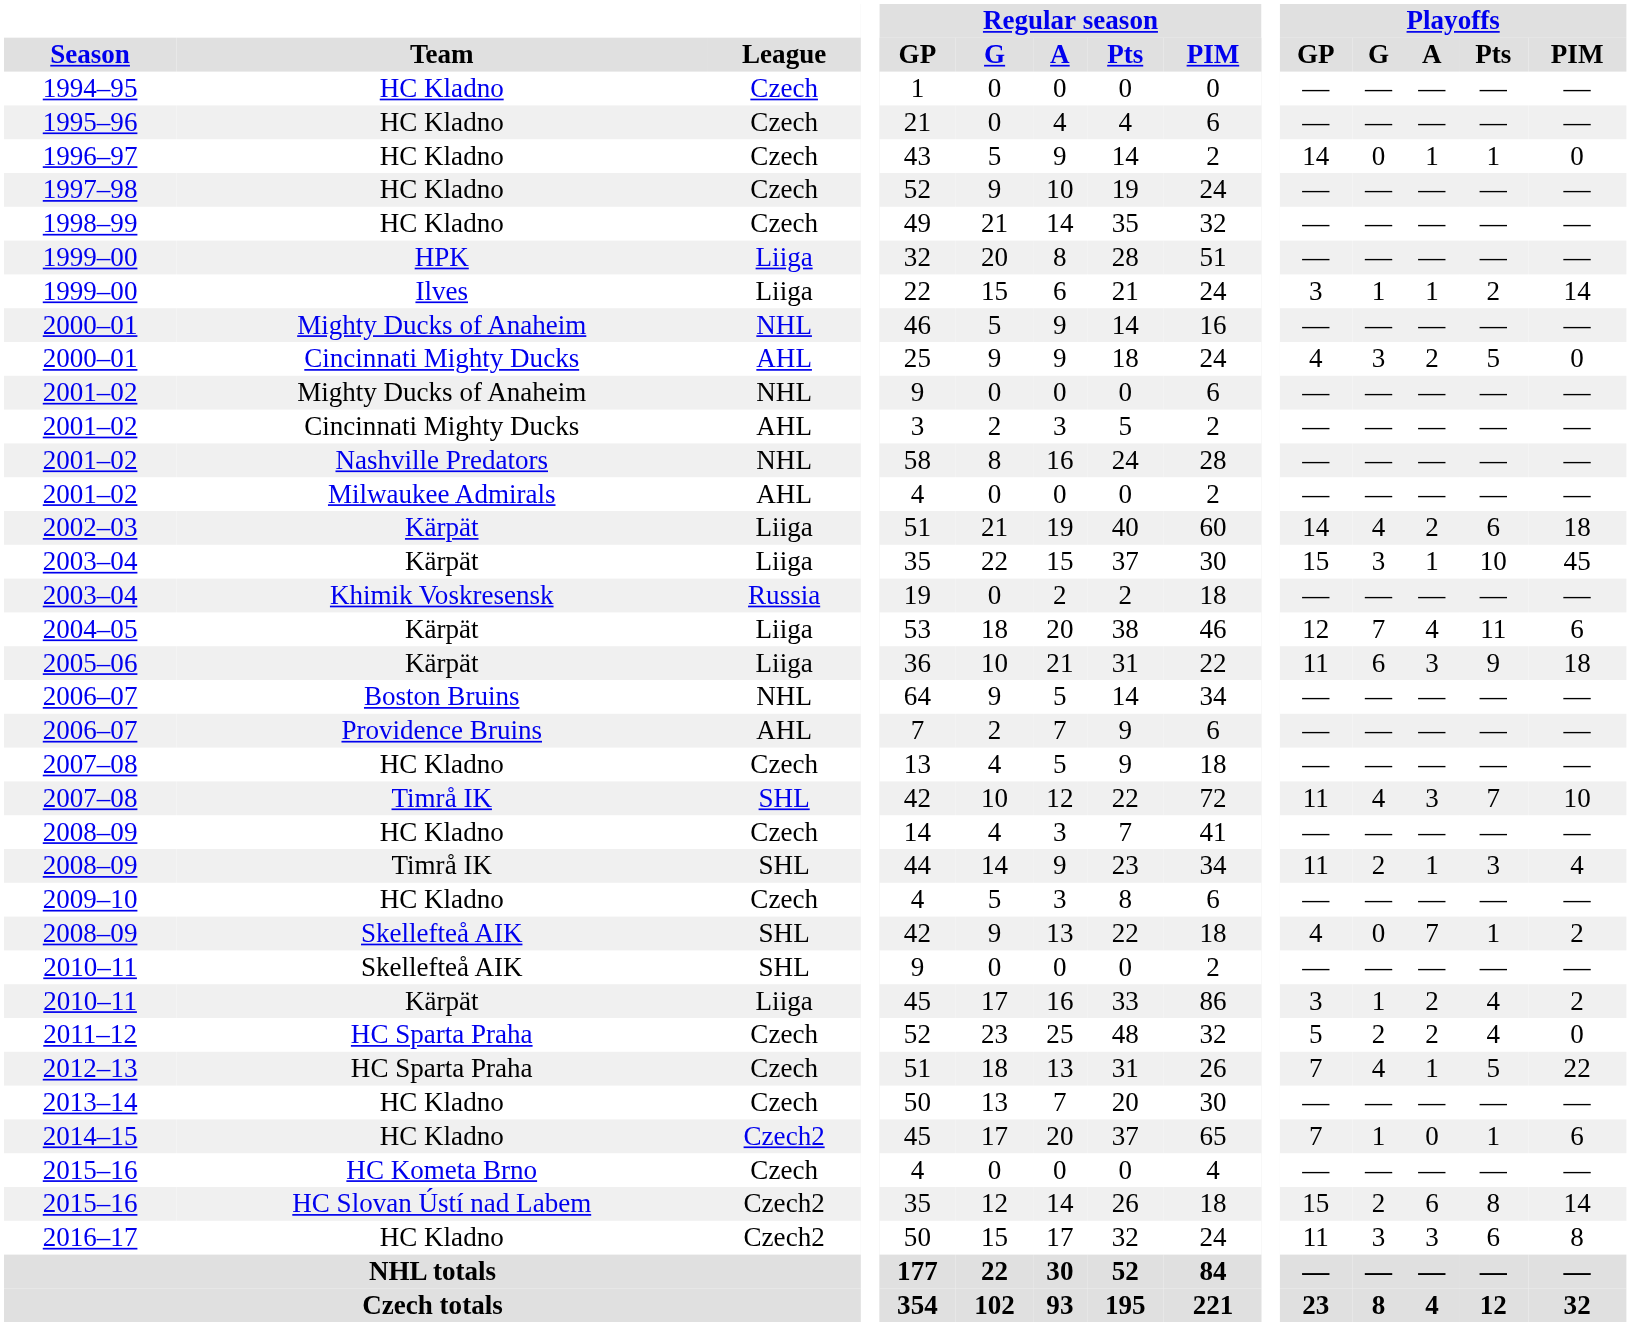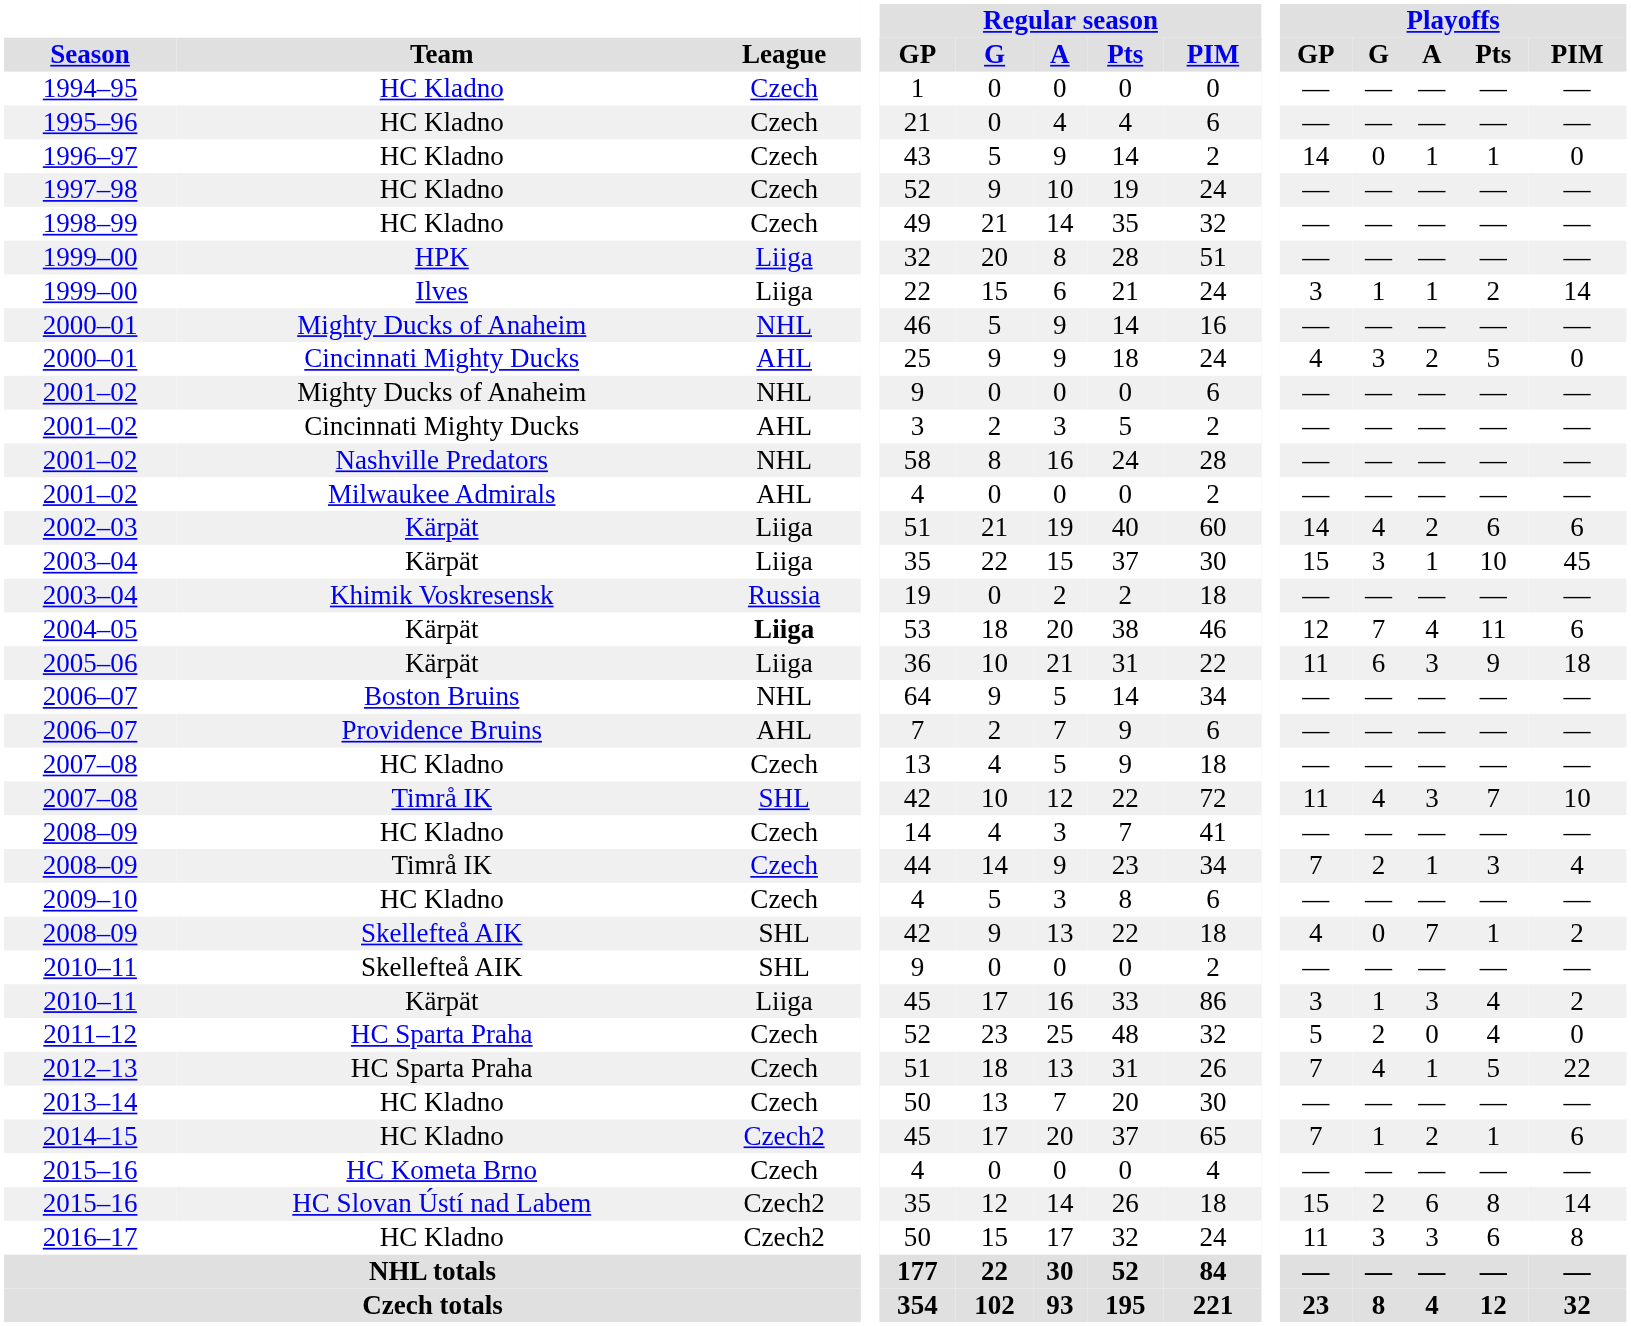(1577, 527) 18 -> (1577, 527) 6
(784, 628) normal -> (784, 628) bold
(784, 865) SHL -> (784, 865) Czech
(1316, 865) 11 -> (1316, 865) 7
(1432, 1000) 2 -> (1432, 1000) 3
(1432, 1034) 2 -> (1432, 1034) 0
(1432, 1135) 0 -> (1432, 1135) 2
